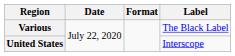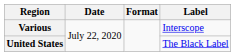(196, 28) The Black Label -> (183, 28) Interscope
(183, 43) Interscope -> (196, 43) The Black Label
